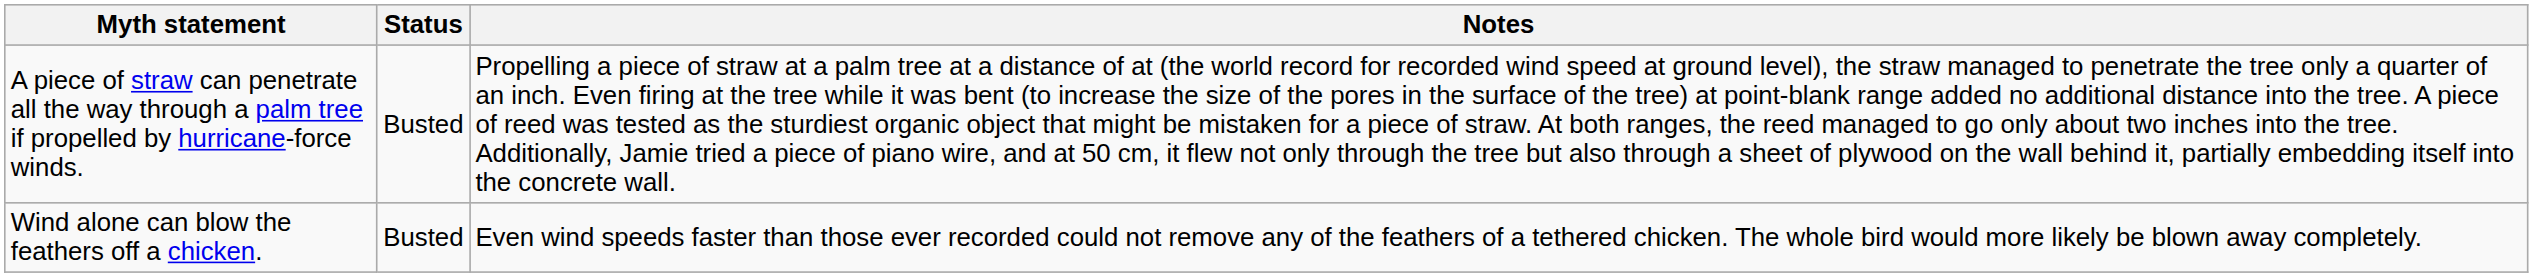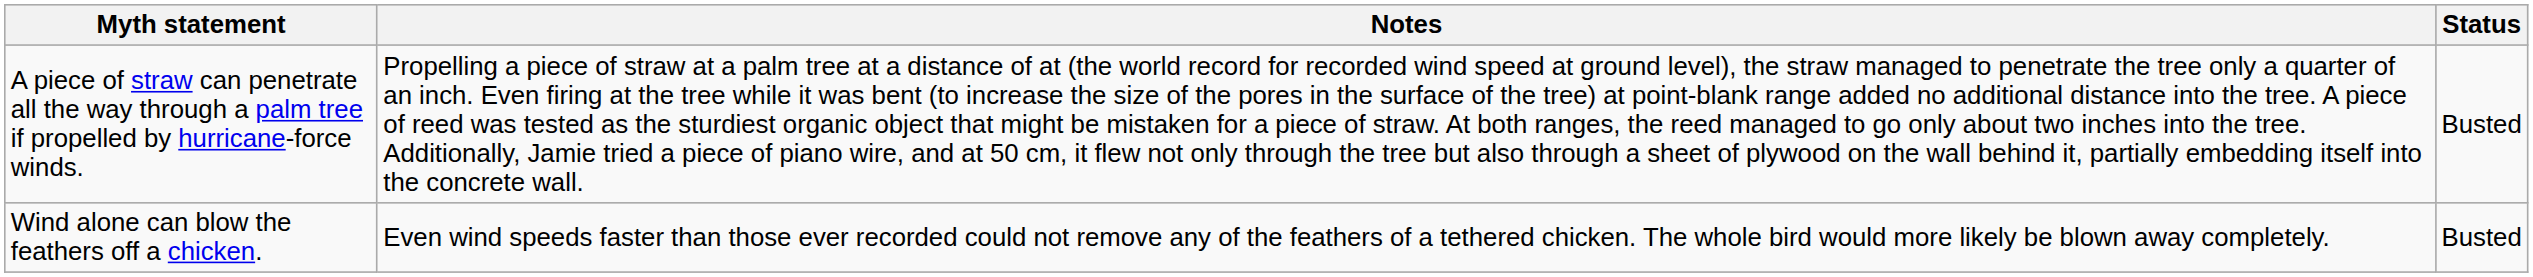columns swapped: (423, 24) <-> (1499, 24)
